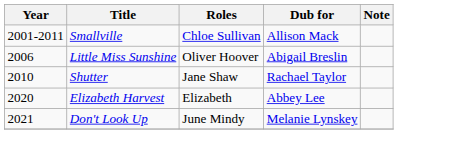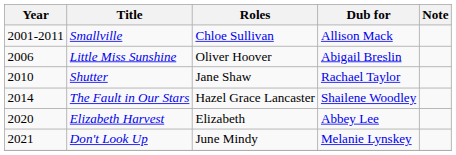+ row: (130, 98)
